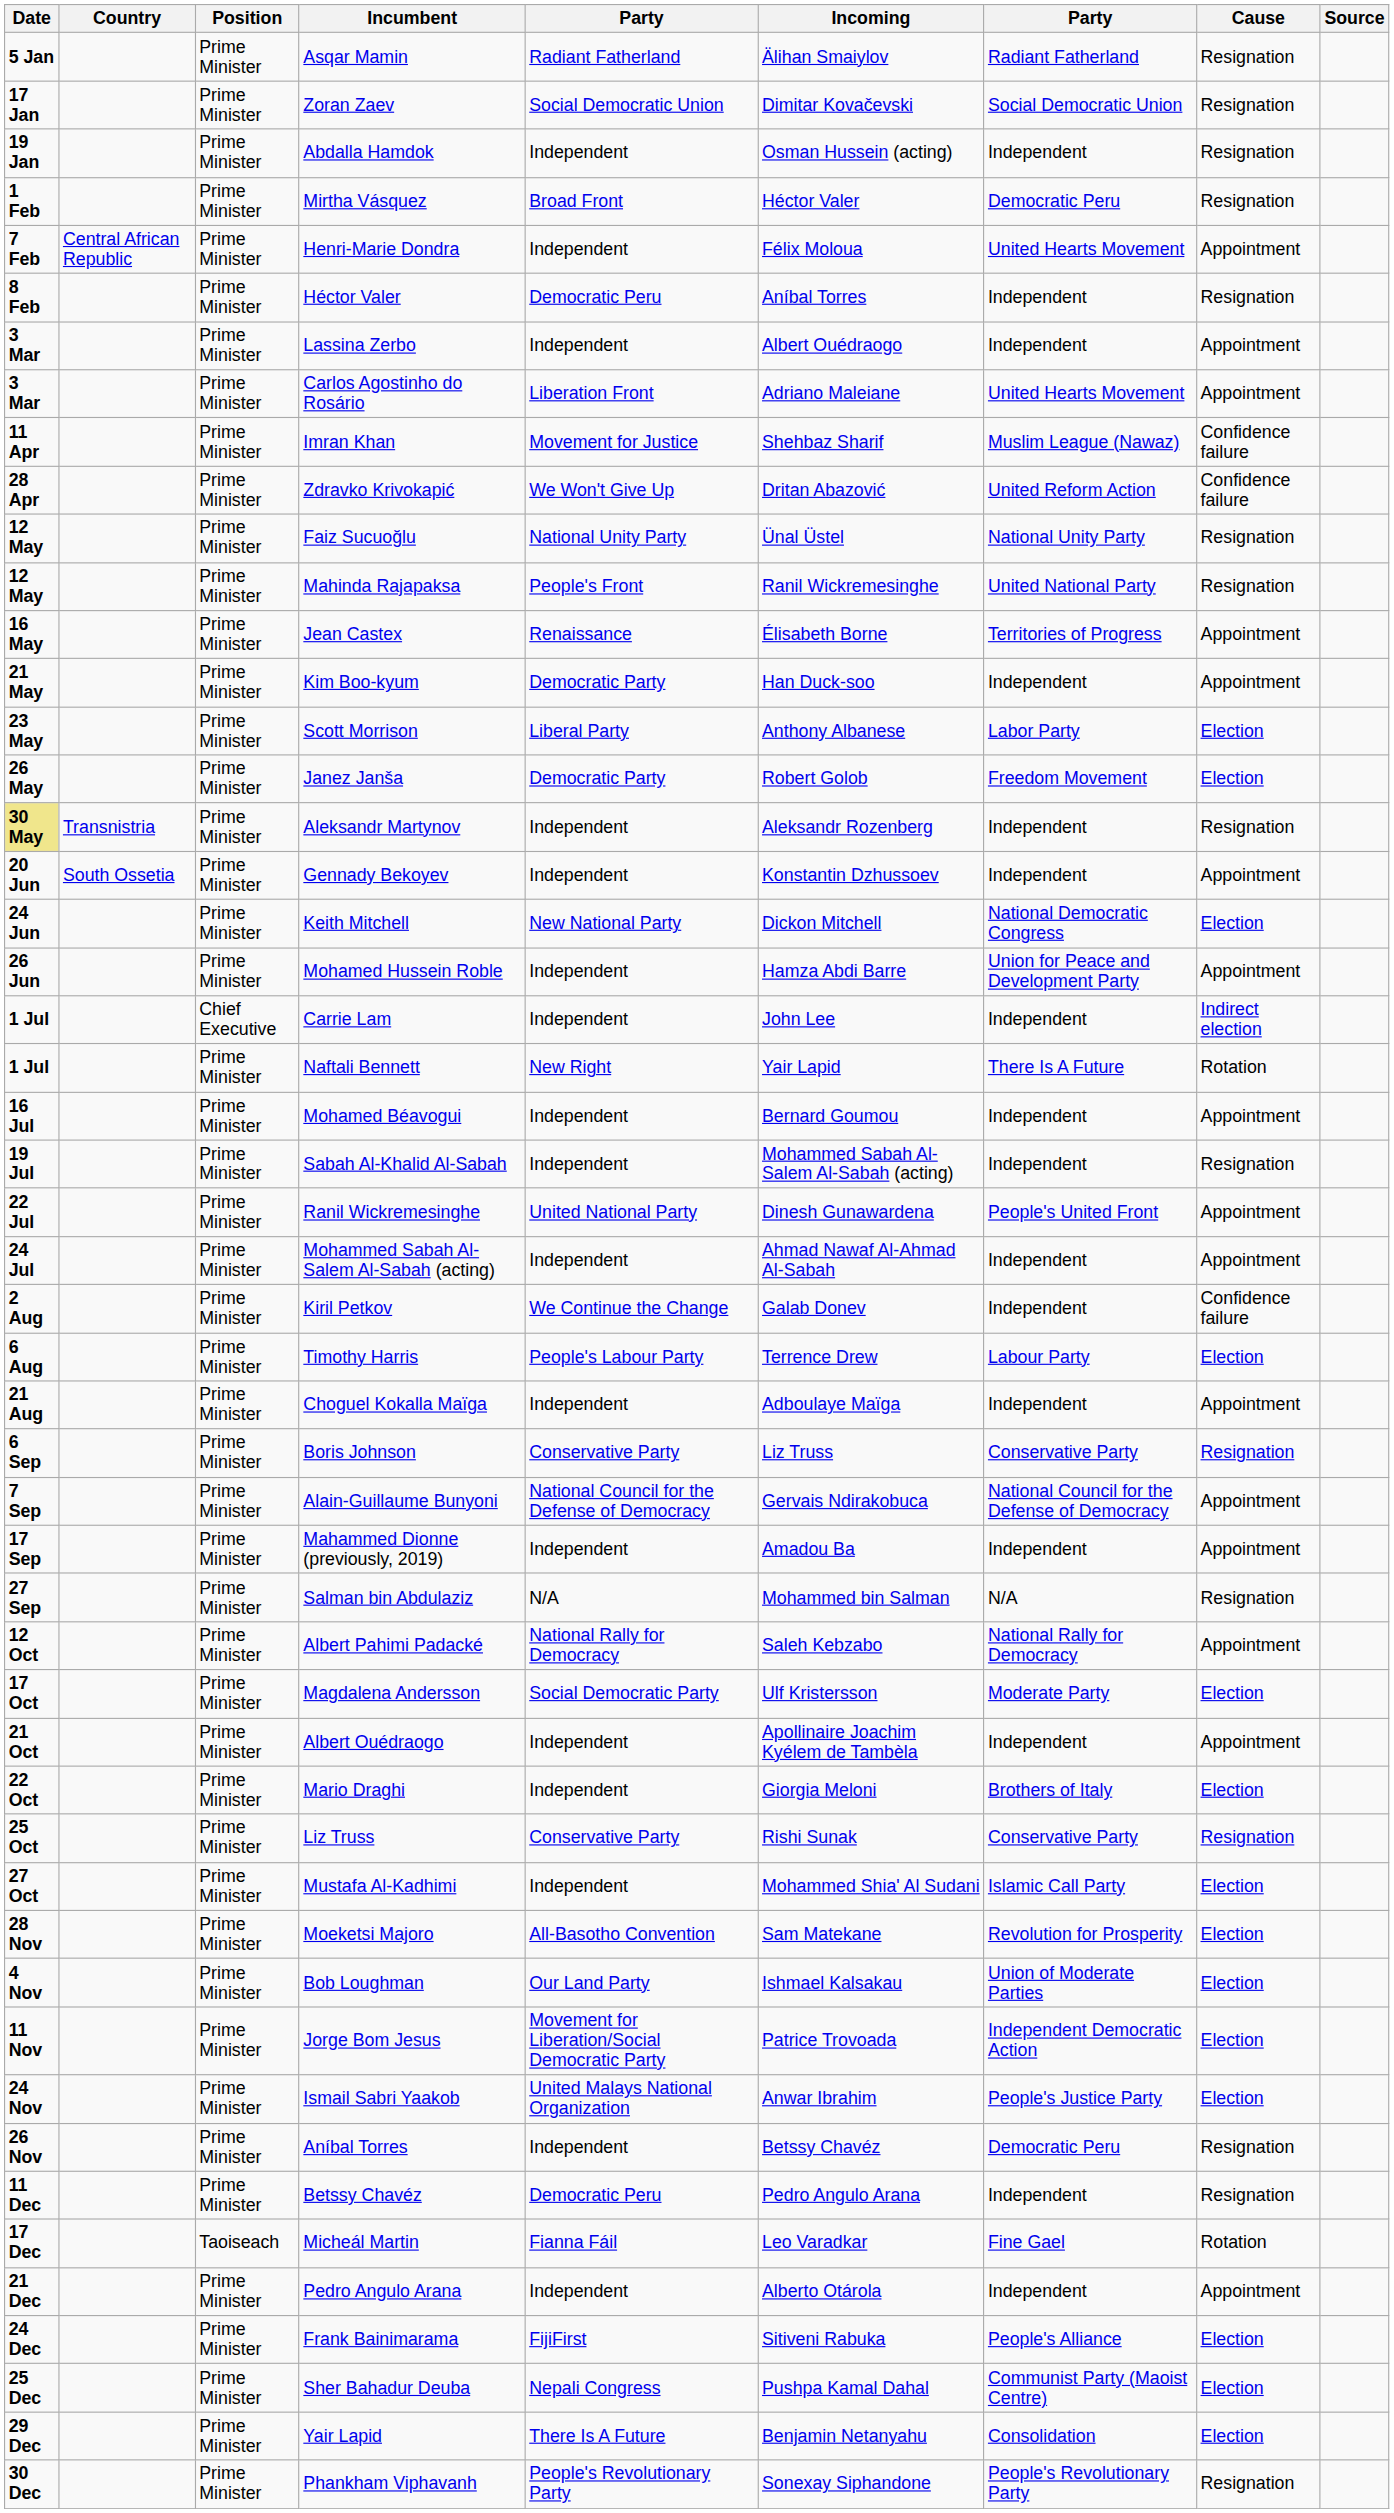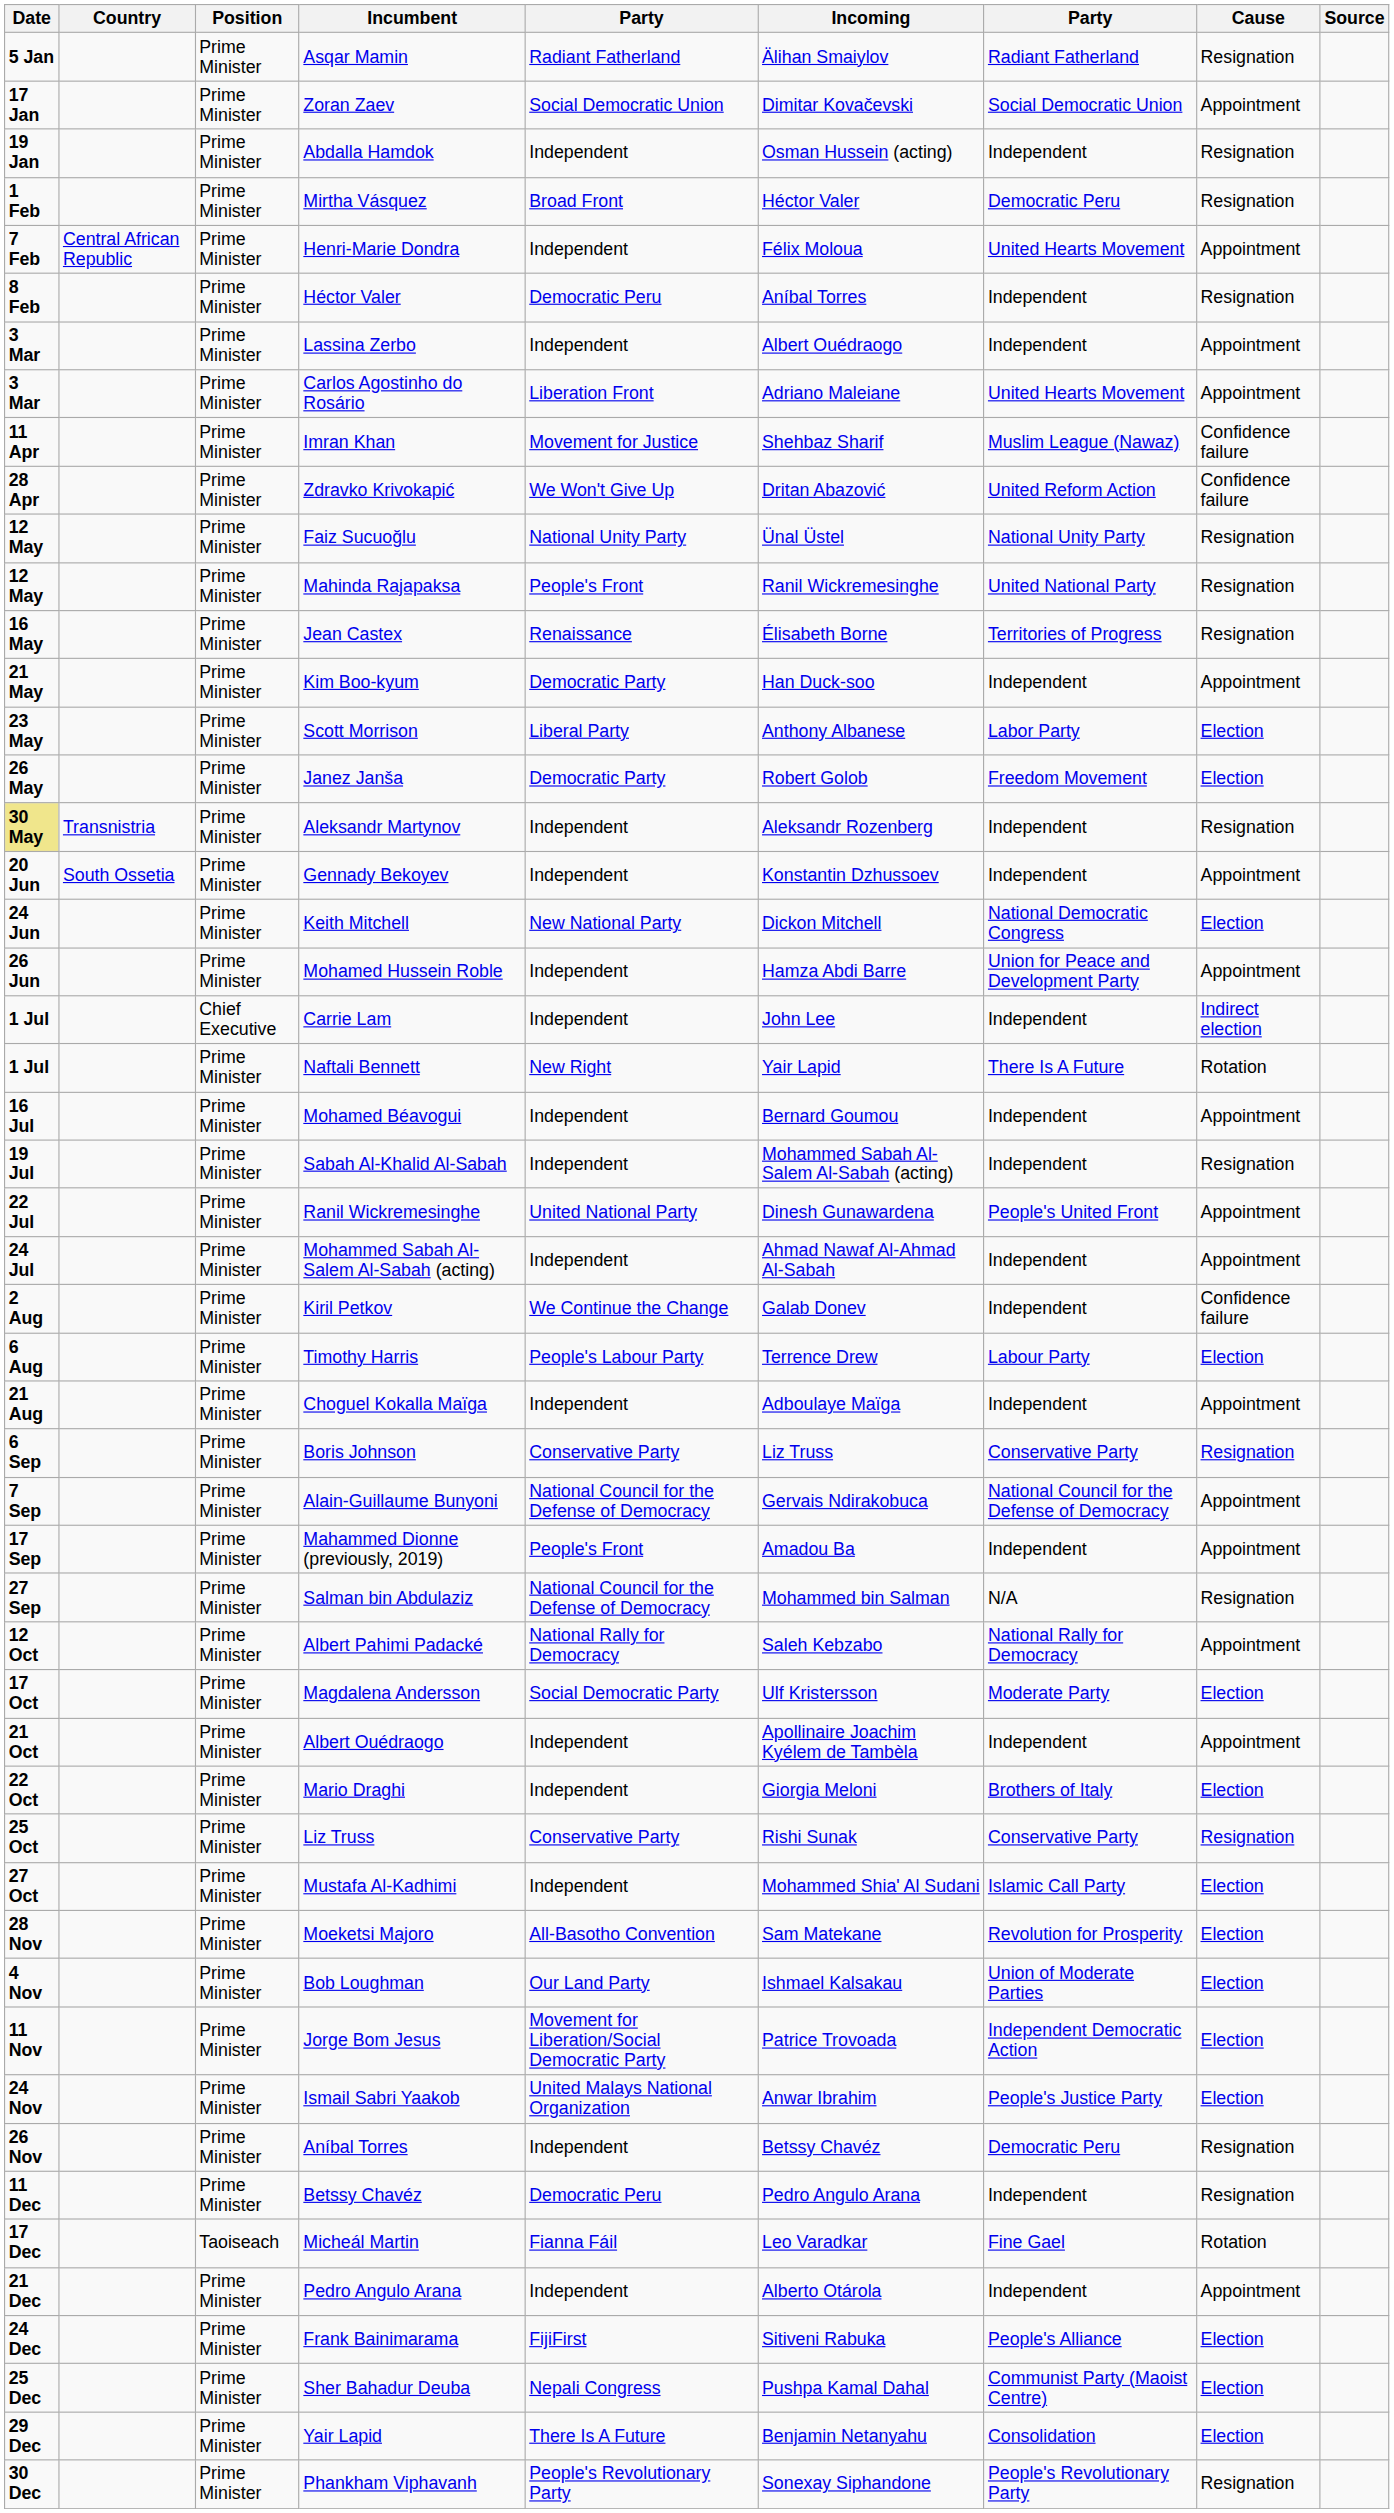(1247, 104) Resignation -> (1250, 104) Appointment
(1250, 634) Appointment -> (1247, 634) Resignation
(579, 1549) Independent -> (586, 1549) People's Front
(544, 1597) N/A -> (622, 1597) National Council for the Defense of Democracy
